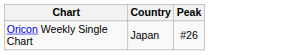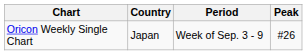+ column: (222, 12)
